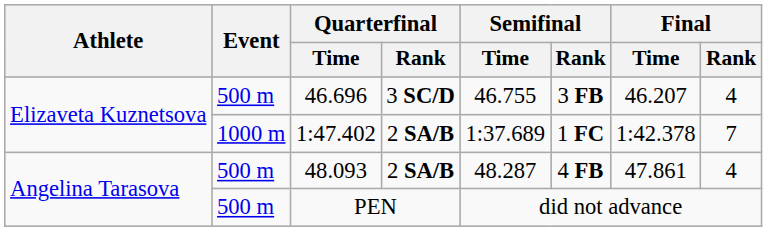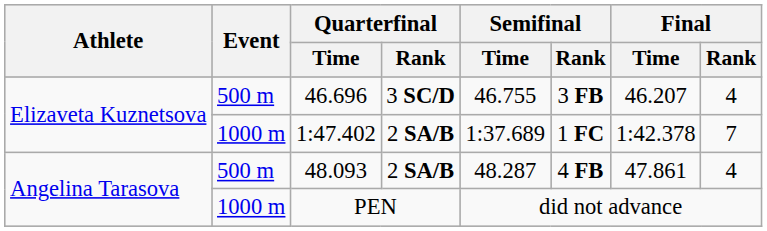(246, 207) 500 m -> (251, 207) 1000 m
